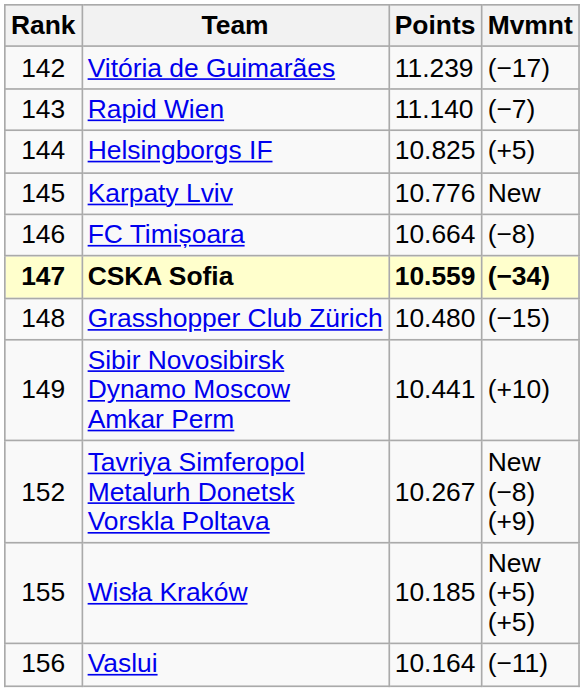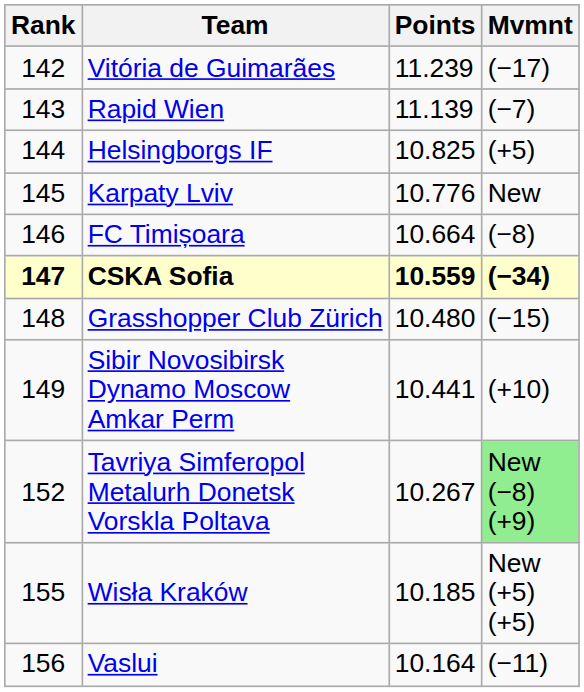(434, 109) 11.140 -> (434, 109) 11.139
(514, 491) no background -> (514, 491) lightgreen background
